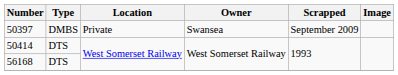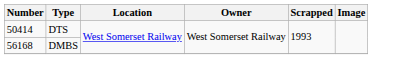- row: (20, 29)
(58, 62) DTS -> (63, 45) DMBS
